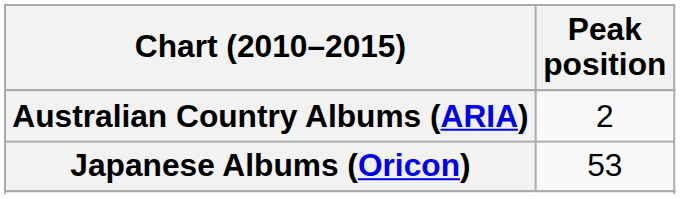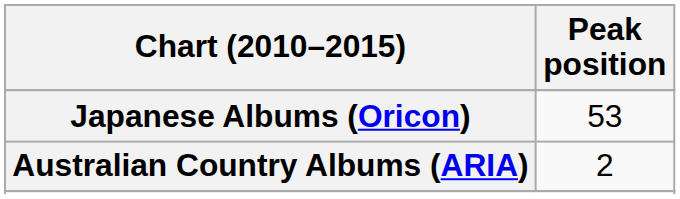rows swapped: (270, 115) <-> (270, 165)
